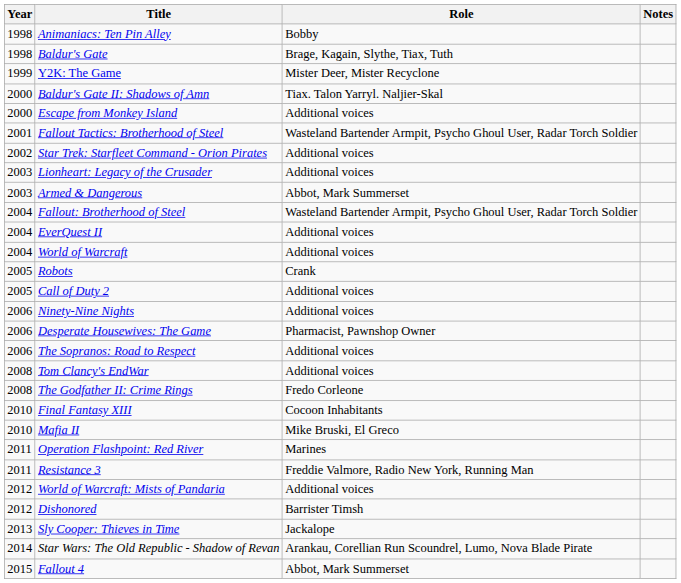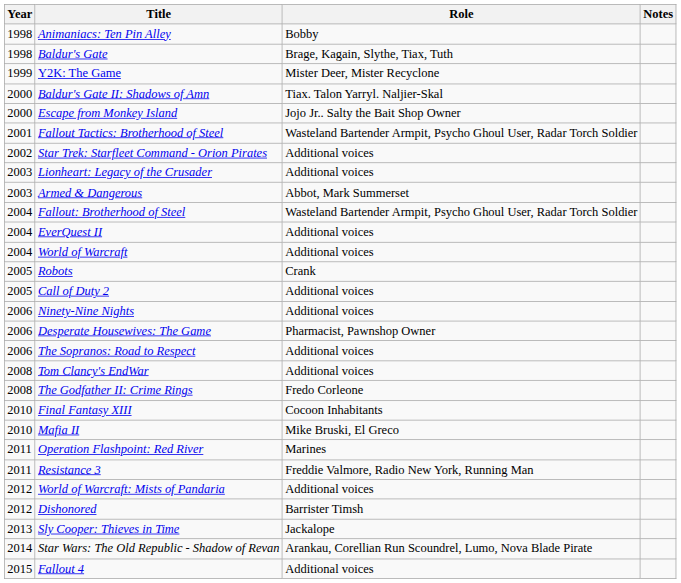(329, 113) Additional voices -> (373, 113) Jojo Jr.. Salty the Bait Shop Owner
(347, 568) Abbot, Mark Summerset -> (329, 568) Additional voices
